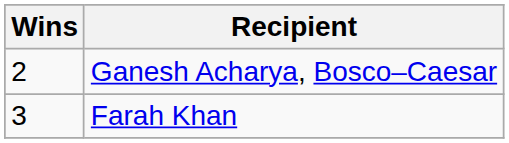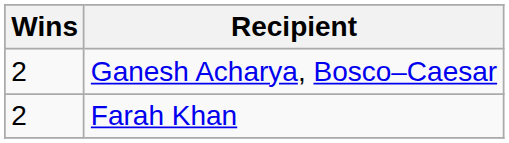(19, 115) 3 -> (19, 115) 2
